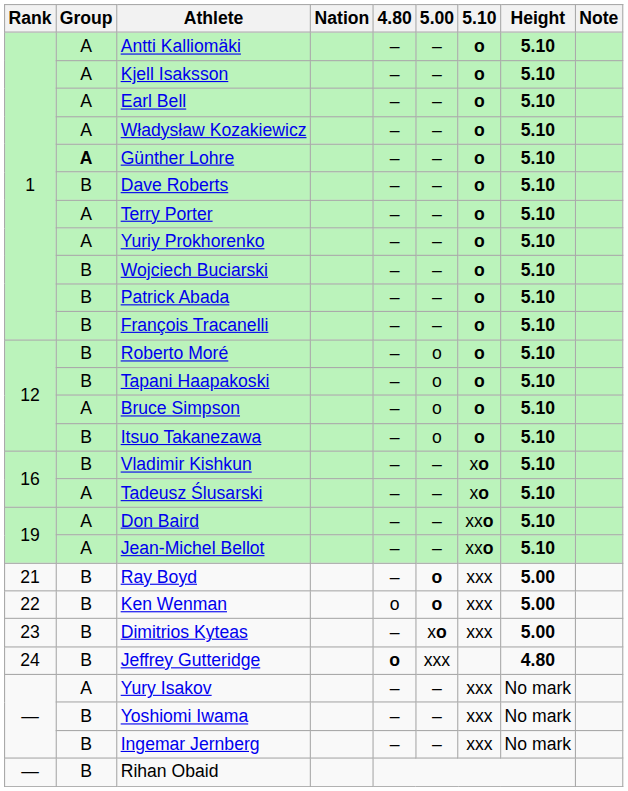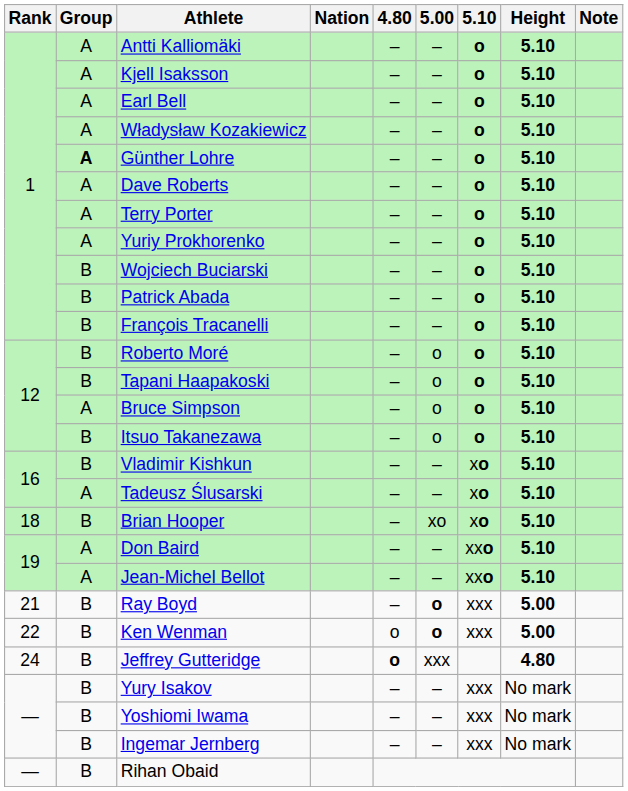(86, 185) B -> (86, 185) A
+ row: (173, 520)
- row: (184, 632)
(86, 688) A -> (86, 688) B
